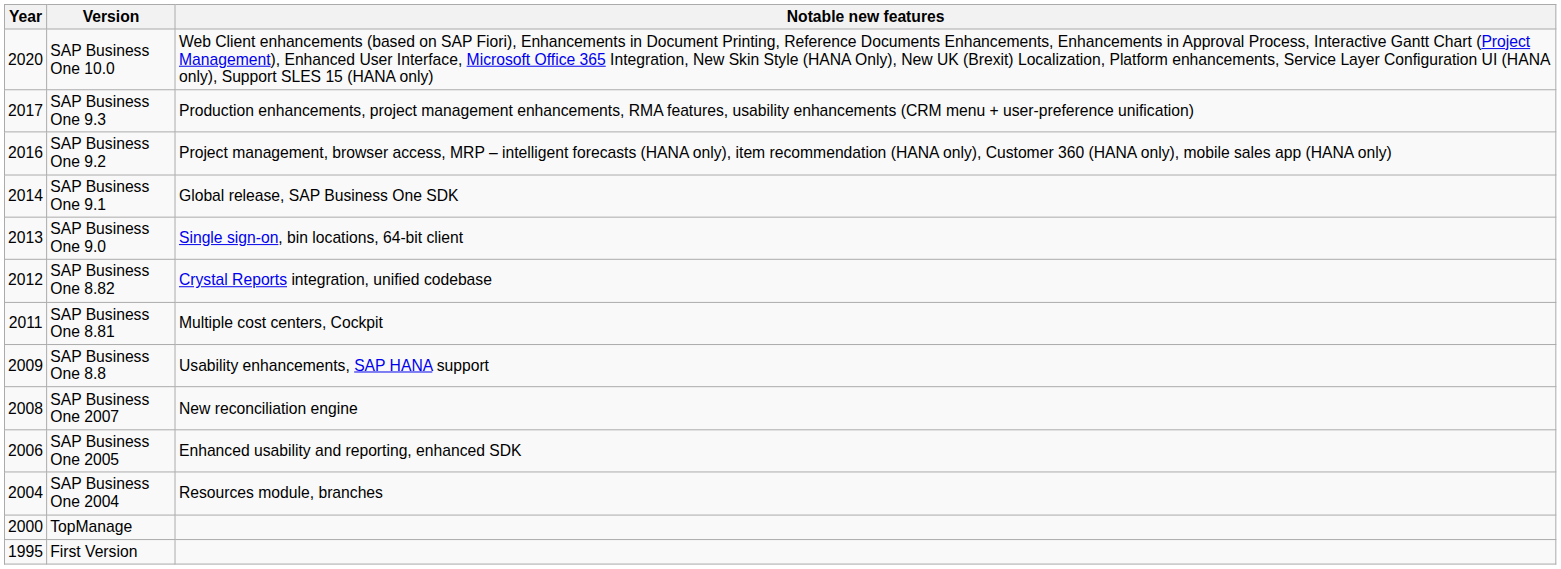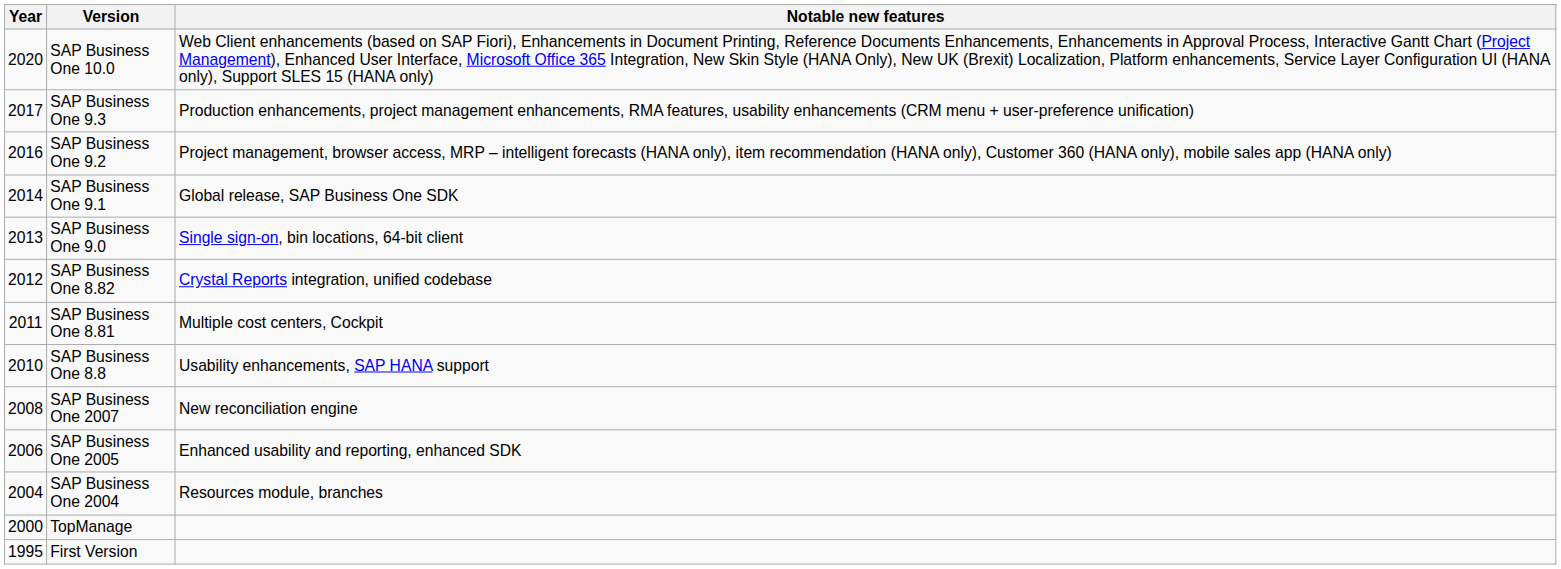(26, 365) 2009 -> (26, 365) 2010
